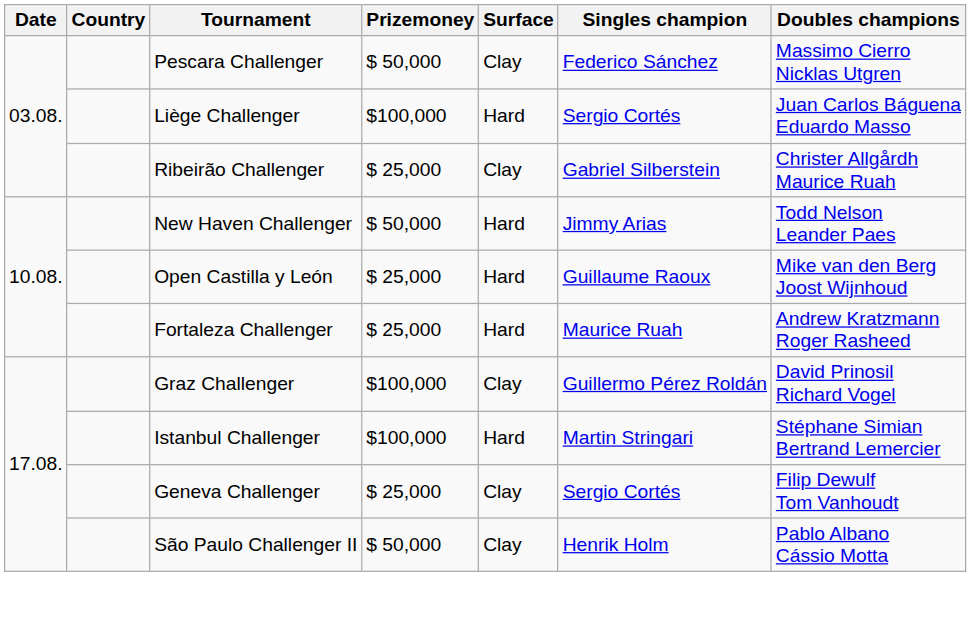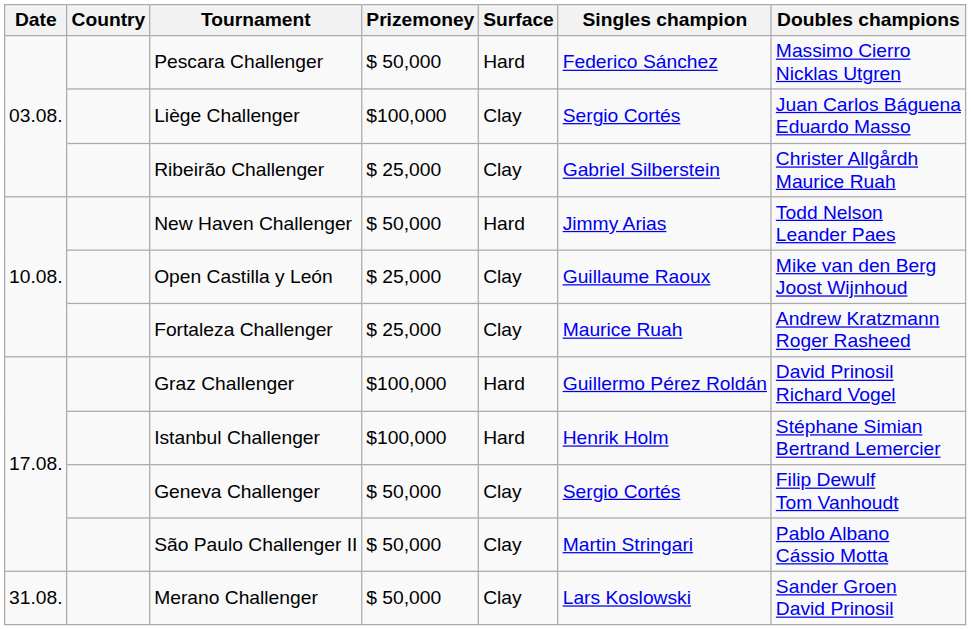(502, 62) Clay -> (504, 62) Hard
(504, 115) Hard -> (502, 115) Clay
(504, 276) Hard -> (502, 276) Clay
(504, 329) Hard -> (502, 329) Clay
(502, 383) Clay -> (504, 383) Hard
(628, 436) Martin Stringari -> (616, 436) Henrik Holm
(404, 490) $ 25,000 -> (404, 490) $ 50,000
(616, 543) Henrik Holm -> (628, 543) Martin Stringari
+ row: (236, 597)
